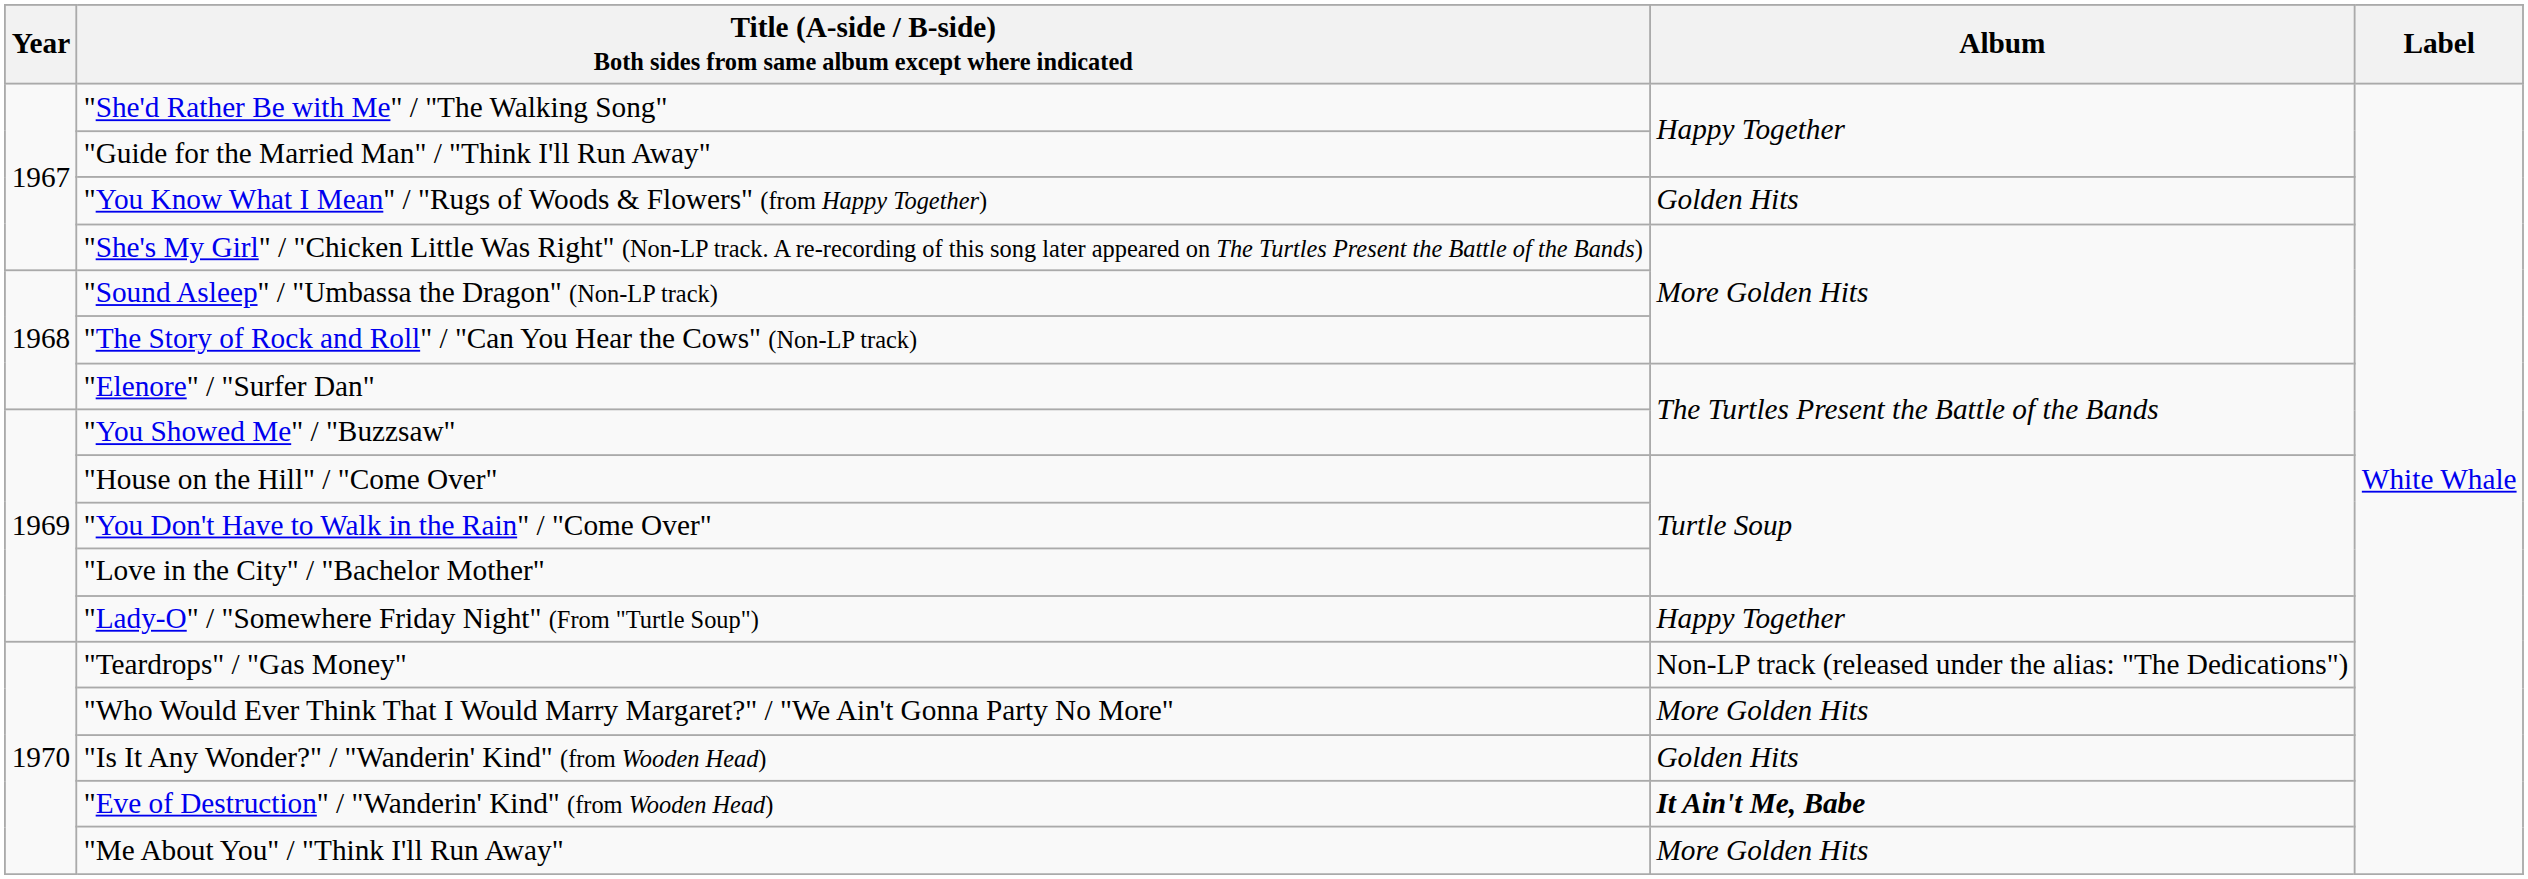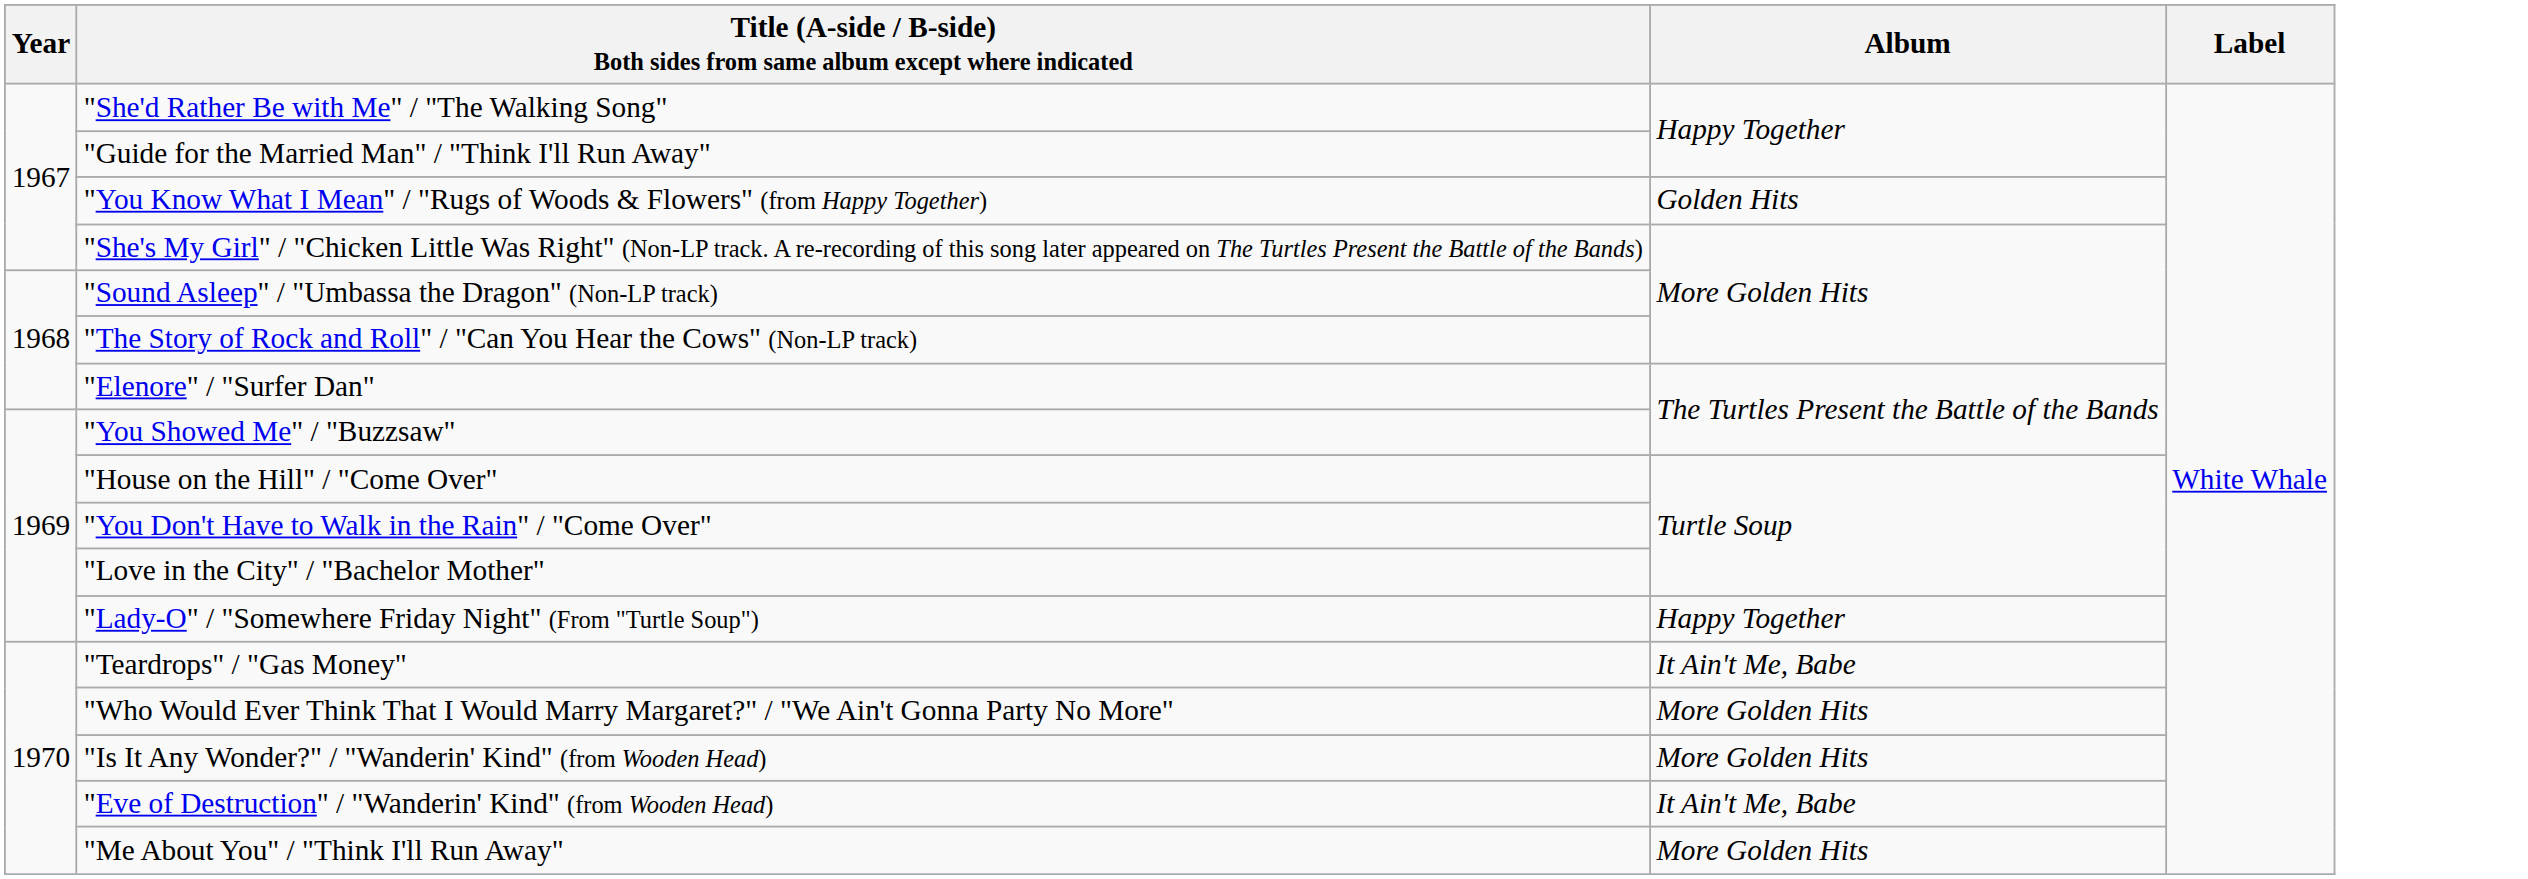(2002, 664) Non-LP track (released under the alias: "The Dedications") -> (1756, 664) It Ain't Me, Babe
(1728, 757) Golden Hits -> (1762, 757) More Golden Hits
(1761, 803) bold -> (1756, 803) normal
